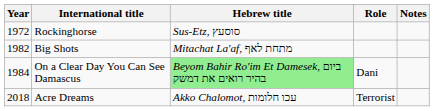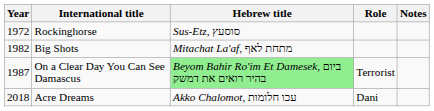(18, 72) 1984 -> (18, 72) 1987
(367, 72) Dani -> (376, 72) Terrorist
(376, 97) Terrorist -> (367, 97) Dani
